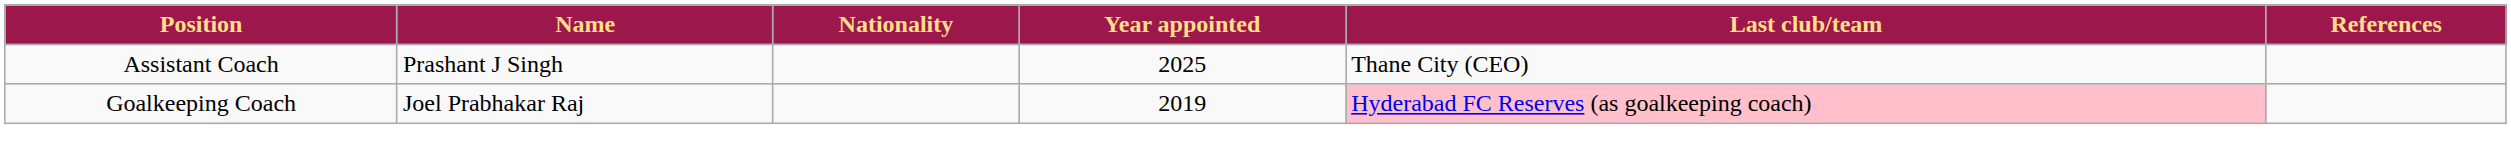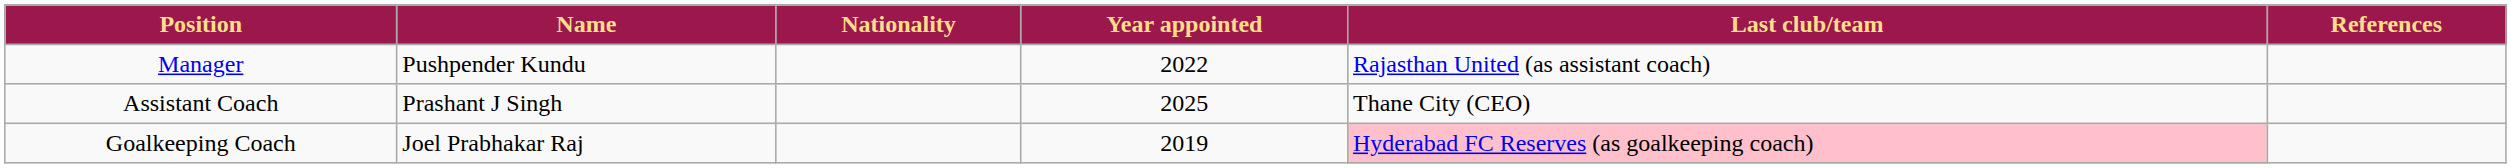+ row: (201, 64)
